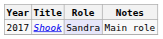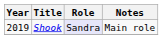(18, 27) 2017 -> (18, 27) 2019
